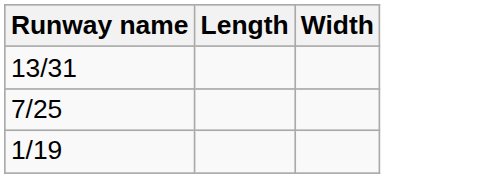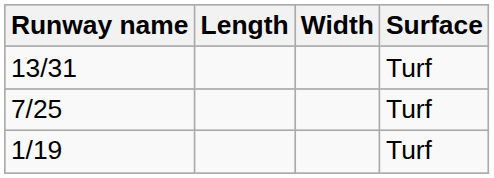+ column: (434, 25)
